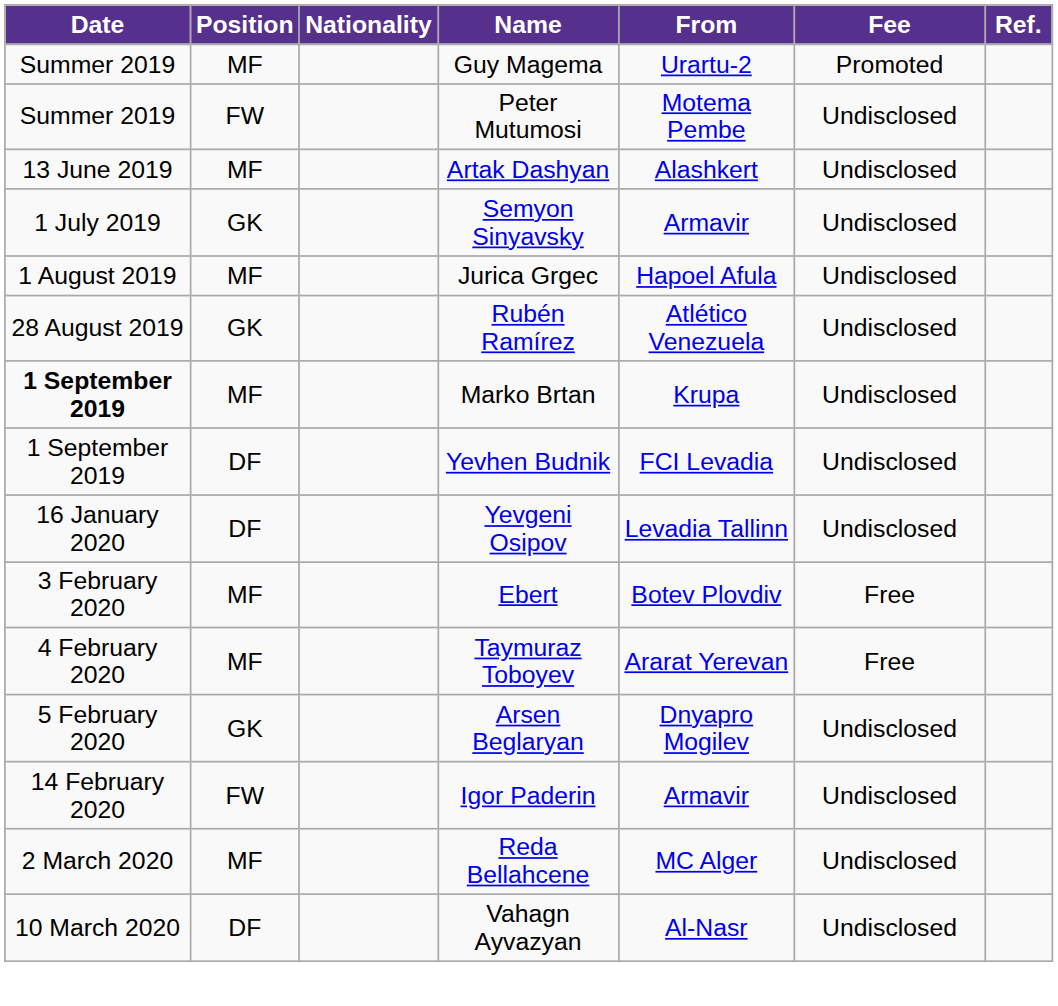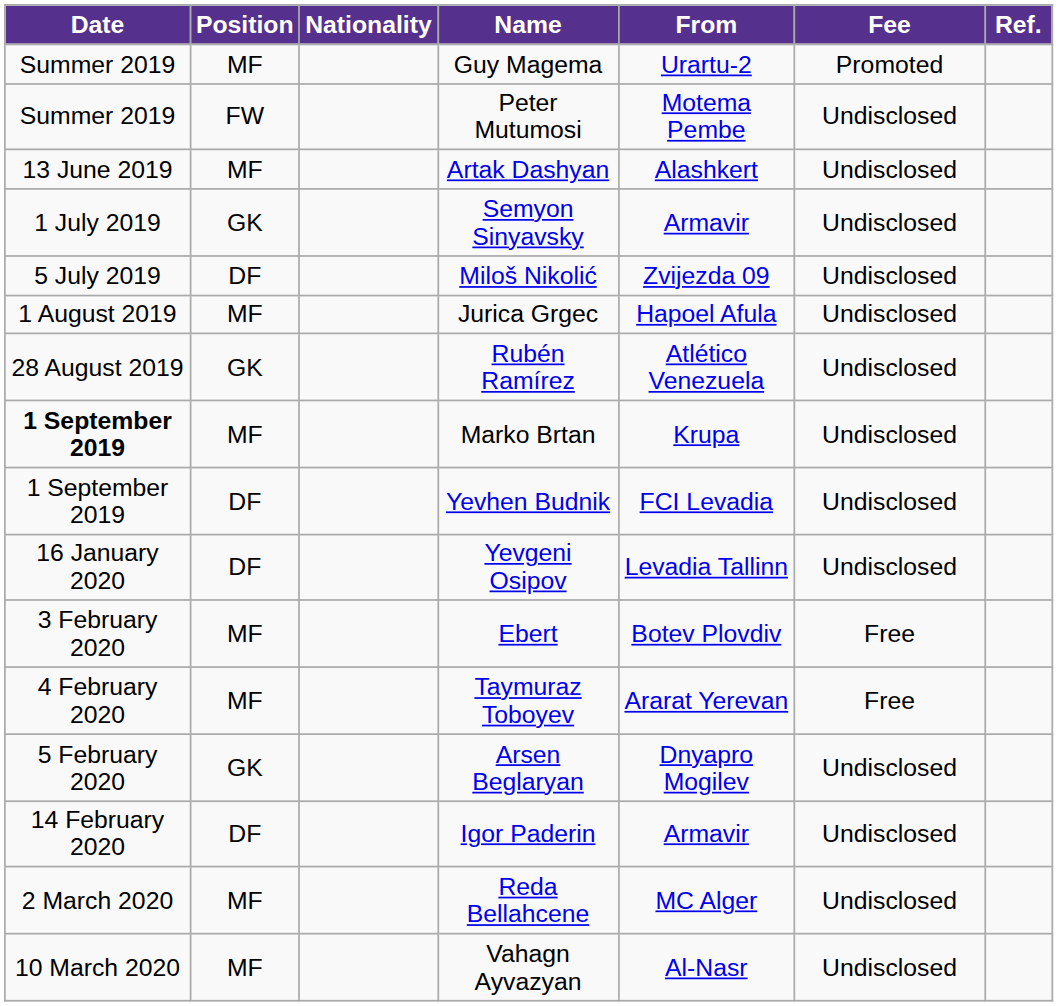+ row: (528, 276)
(245, 795) FW -> (245, 834) DF
(245, 928) DF -> (245, 967) MF
